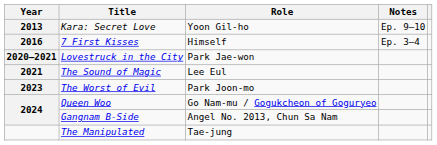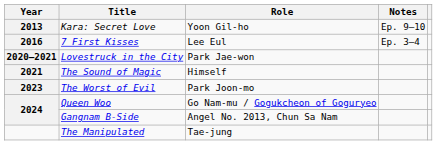(207, 42) Himself -> (207, 42) Lee Eul
(207, 72) Lee Eul -> (207, 72) Himself
